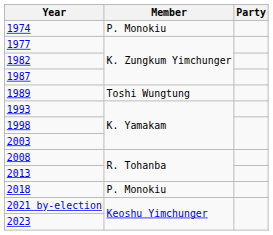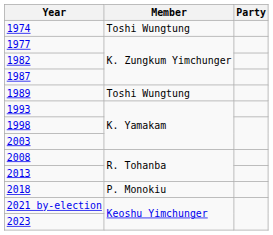(136, 29) P. Monokiu -> (148, 29) Toshi Wungtung
